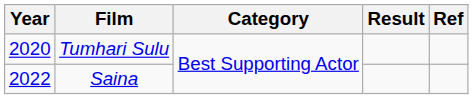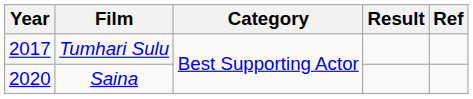(30, 49) 2020 -> (30, 49) 2017
(30, 78) 2022 -> (30, 78) 2020
